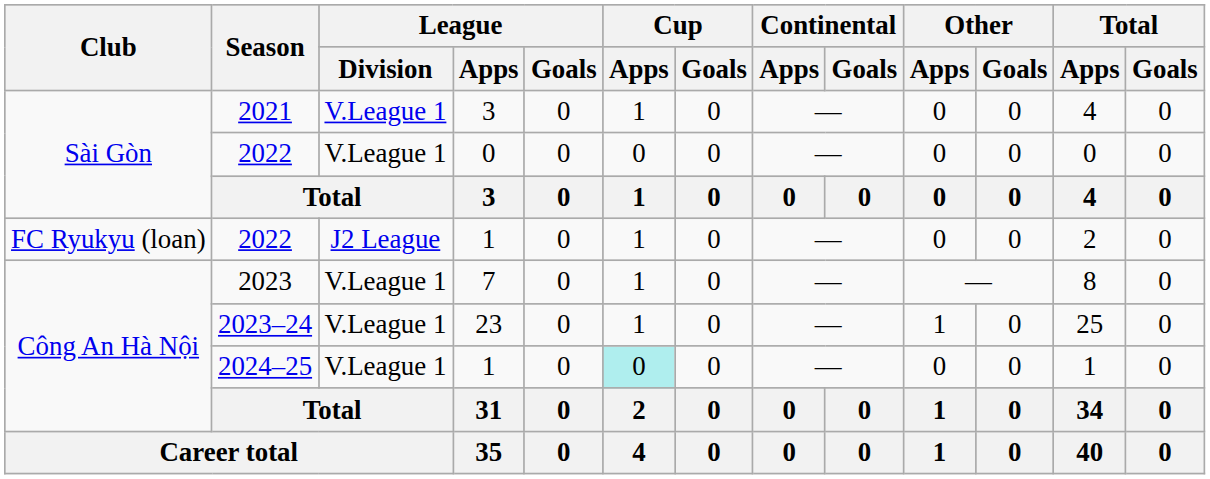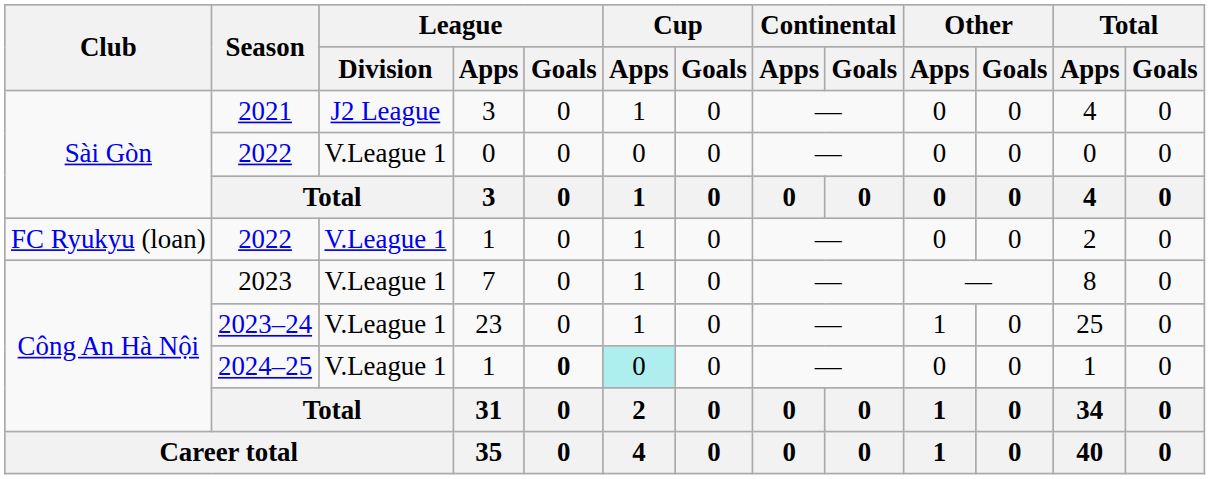(385, 111) V.League 1 -> (385, 111) J2 League
(385, 238) J2 League -> (385, 238) V.League 1
(564, 366) normal -> (564, 366) bold
